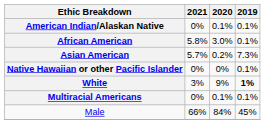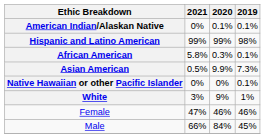+ row: (95, 40)
(222, 40) 3.0% -> (222, 55) 0.3%
(197, 55) 5.7% -> (197, 69) 0.5%
(222, 55) 0.2% -> (222, 69) 9.9%
(247, 83) bold -> (247, 98) normal
- row: (95, 98)
+ row: (95, 112)
